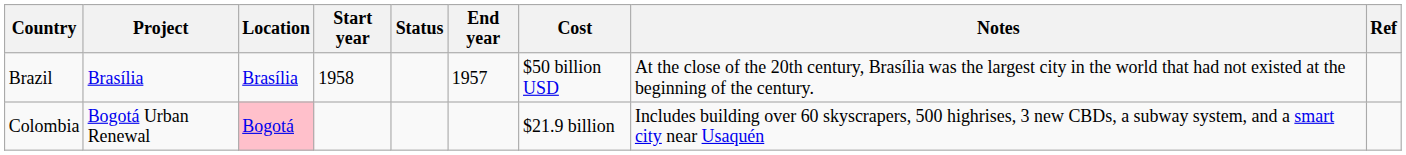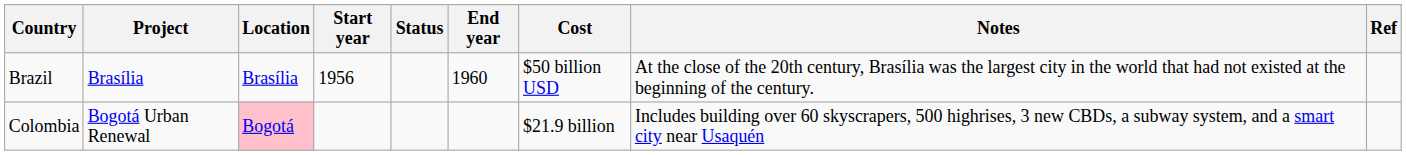(336, 77) 1958 -> (336, 77) 1956
(470, 77) 1957 -> (470, 77) 1960
